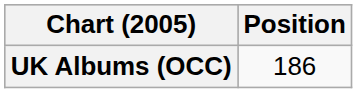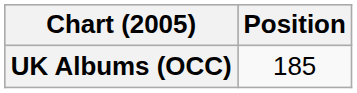(295, 66) 186 -> (295, 66) 185
